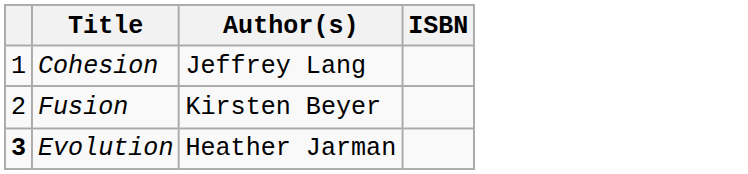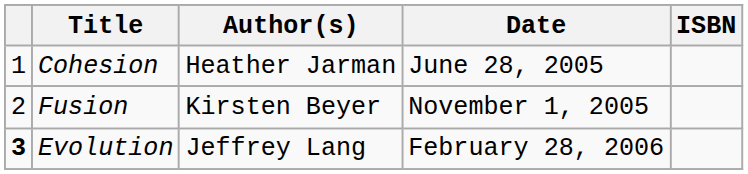+ column: (536, 25)
(276, 66) Jeffrey Lang -> (291, 66) Heather Jarman
(291, 148) Heather Jarman -> (276, 148) Jeffrey Lang
